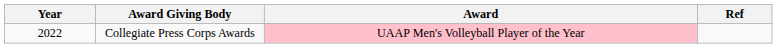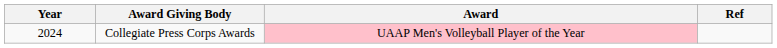(50, 33) 2022 -> (50, 33) 2024
